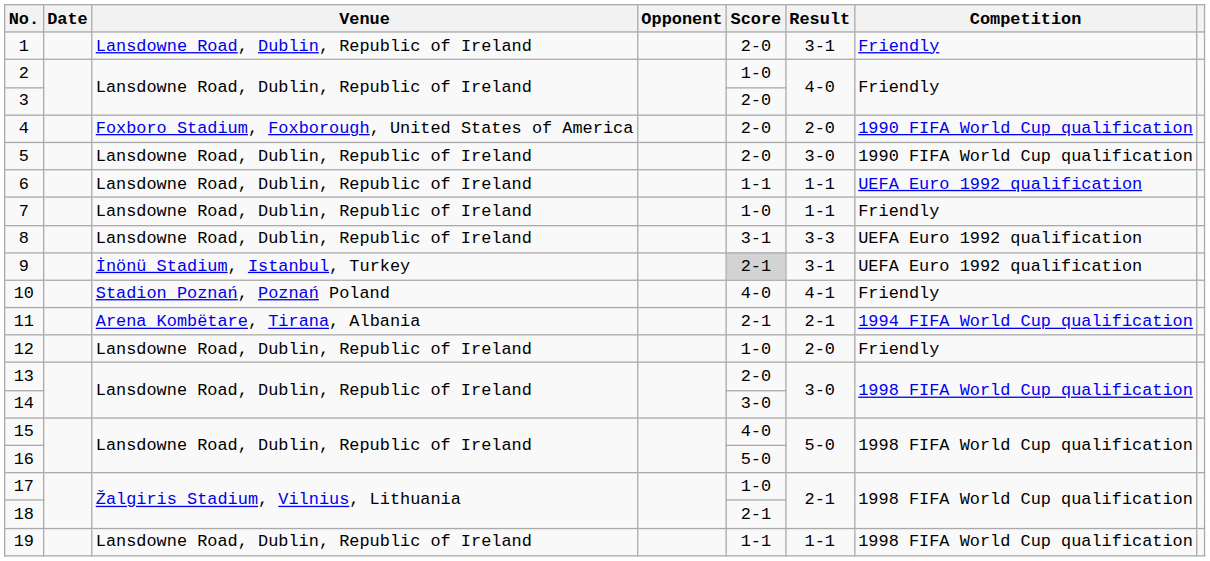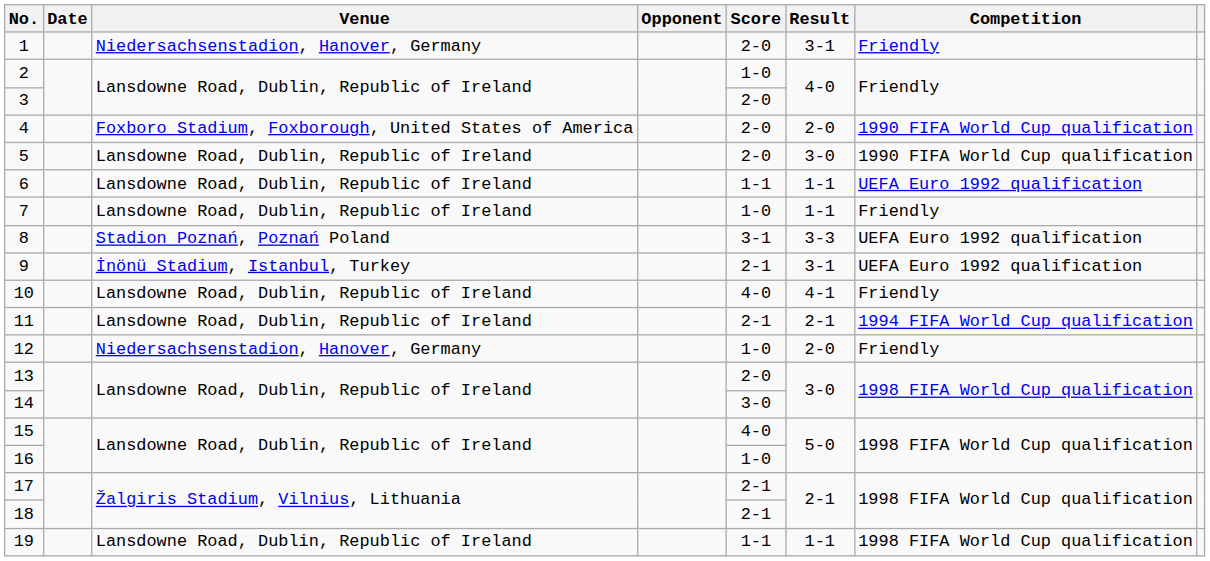(314, 46) Lansdowne Road, Dublin, Republic of Ireland -> (288, 46) Niedersachsenstadion, Hanover, Germany
(314, 239) Lansdowne Road, Dublin, Republic of Ireland -> (243, 239) Stadion Poznań, Poznań Poland
(756, 266) lightgrey background -> (756, 266) no background
(243, 294) Stadion Poznań, Poznań Poland -> (314, 294) Lansdowne Road, Dublin, Republic of Ireland
(258, 321) Arena Kombëtare, Tirana, Albania -> (314, 321) Lansdowne Road, Dublin, Republic of Ireland
(314, 349) Lansdowne Road, Dublin, Republic of Ireland -> (288, 349) Niedersachsenstadion, Hanover, Germany
(756, 459) 5-0 -> (756, 459) 1-0
(756, 487) 1-0 -> (756, 487) 2-1
